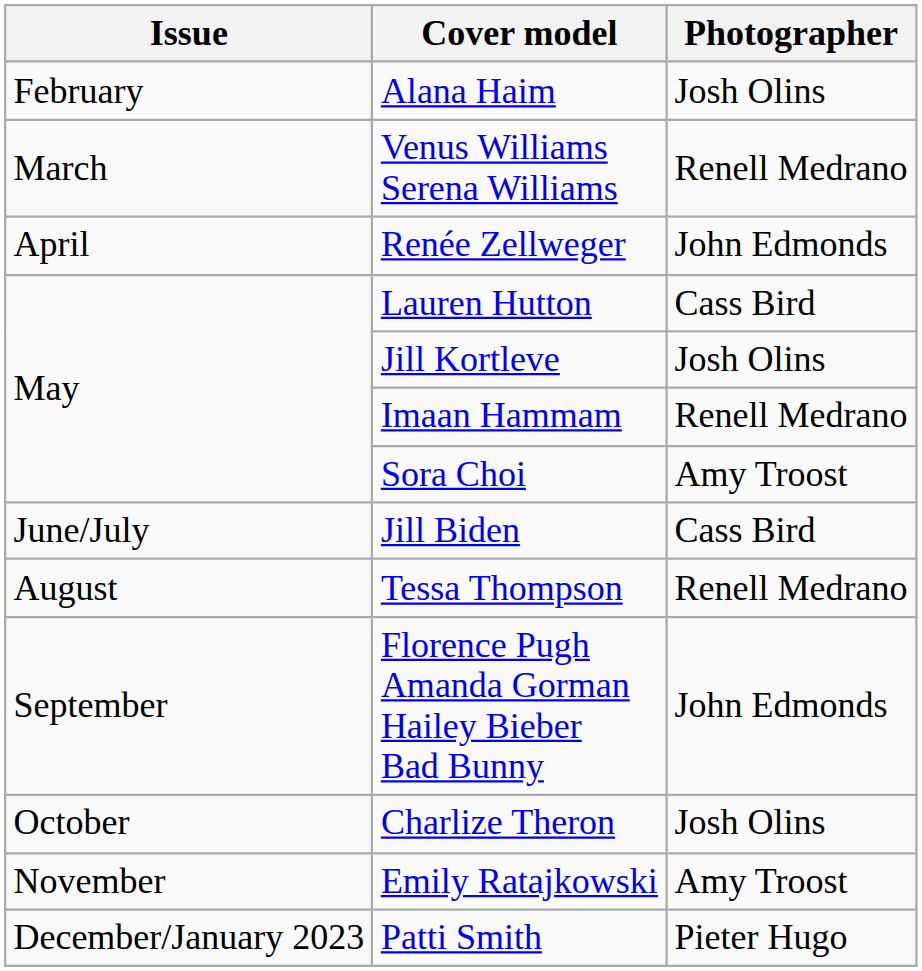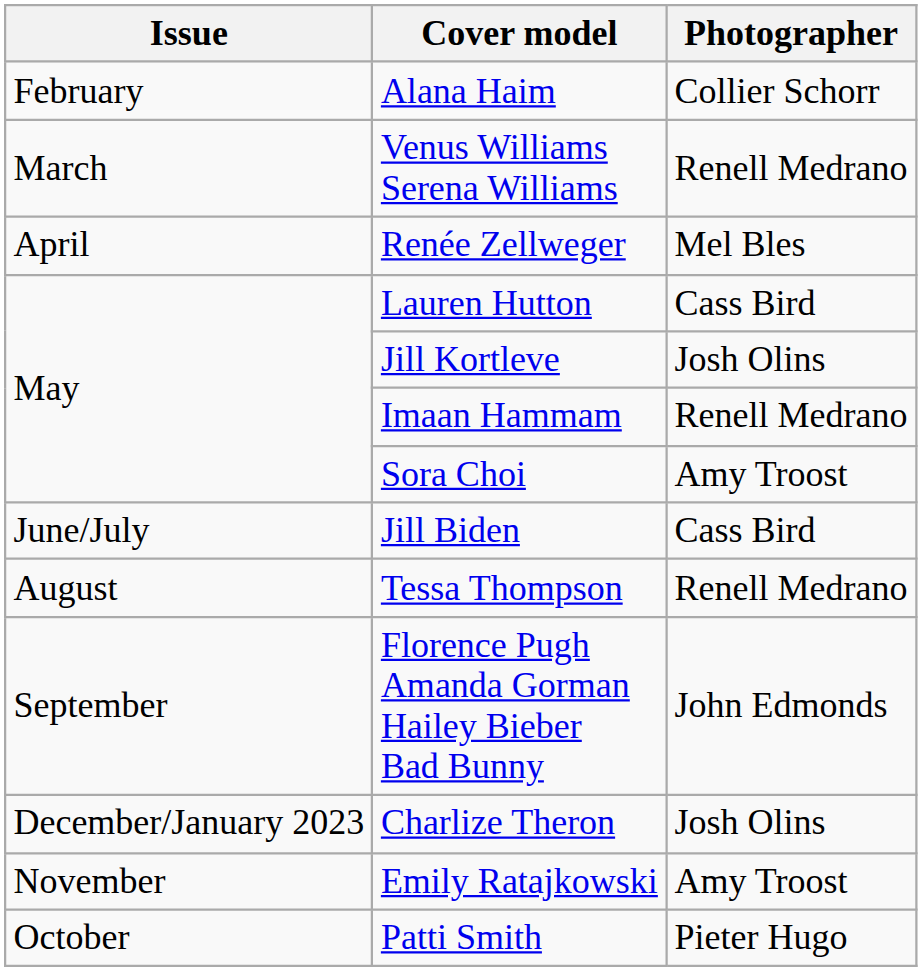(750, 90) Josh Olins -> (777, 90) Collier Schorr
(781, 244) John Edmonds -> (740, 244) Mel Bles
(71, 823) October -> (189, 823) December/January 2023
(189, 937) December/January 2023 -> (71, 937) October
